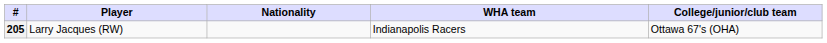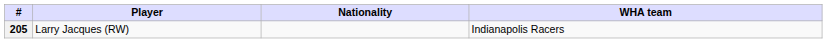- column: (735, 12)
